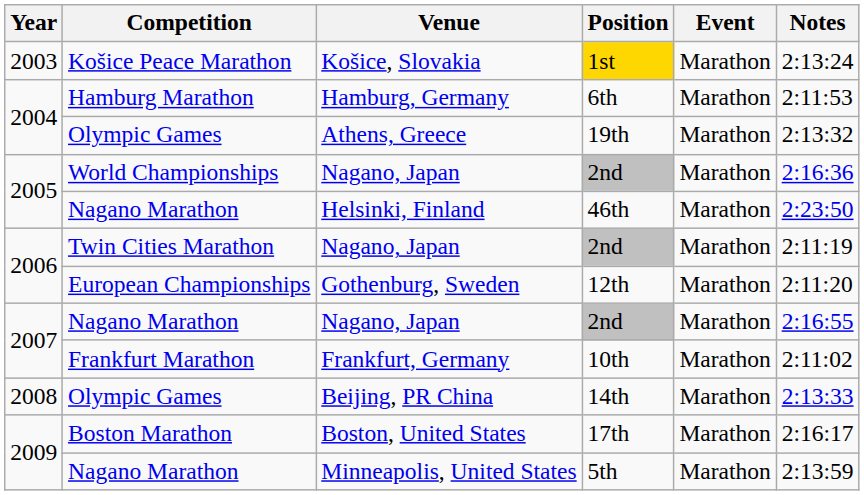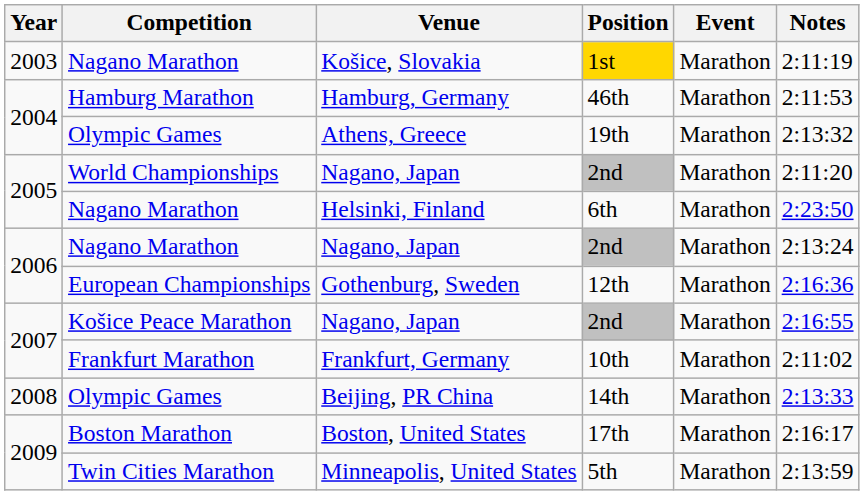(180, 60) Košice Peace Marathon -> (153, 60) Nagano Marathon
(818, 60) 2:13:24 -> (817, 60) 2:11:19
(603, 97) 6th -> (608, 97) 46th
(818, 172) 2:16:36 -> (817, 172) 2:11:20
(608, 209) 46th -> (603, 209) 6th
(171, 246) Twin Cities Marathon -> (153, 246) Nagano Marathon
(817, 246) 2:11:19 -> (818, 246) 2:13:24
(817, 284) 2:11:20 -> (818, 284) 2:16:36
(153, 321) Nagano Marathon -> (180, 321) Košice Peace Marathon
(153, 470) Nagano Marathon -> (171, 470) Twin Cities Marathon
